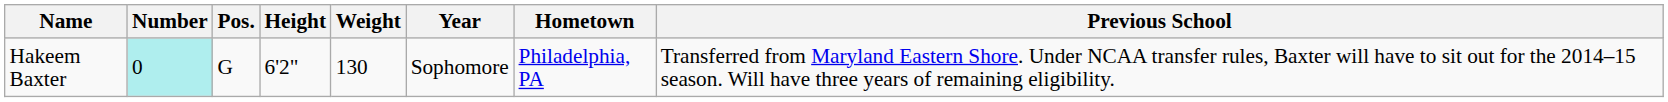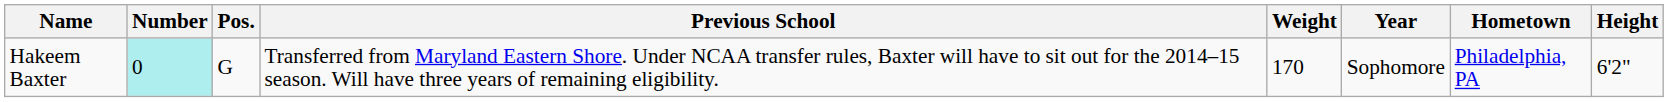columns swapped: (295, 21) <-> (1159, 21)
(352, 67) 130 -> (1288, 67) 170
